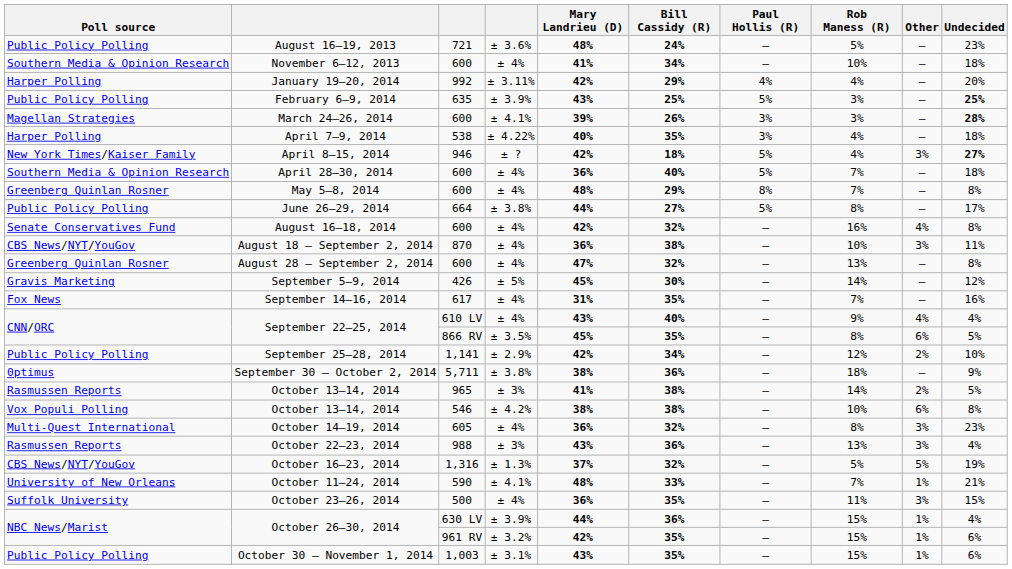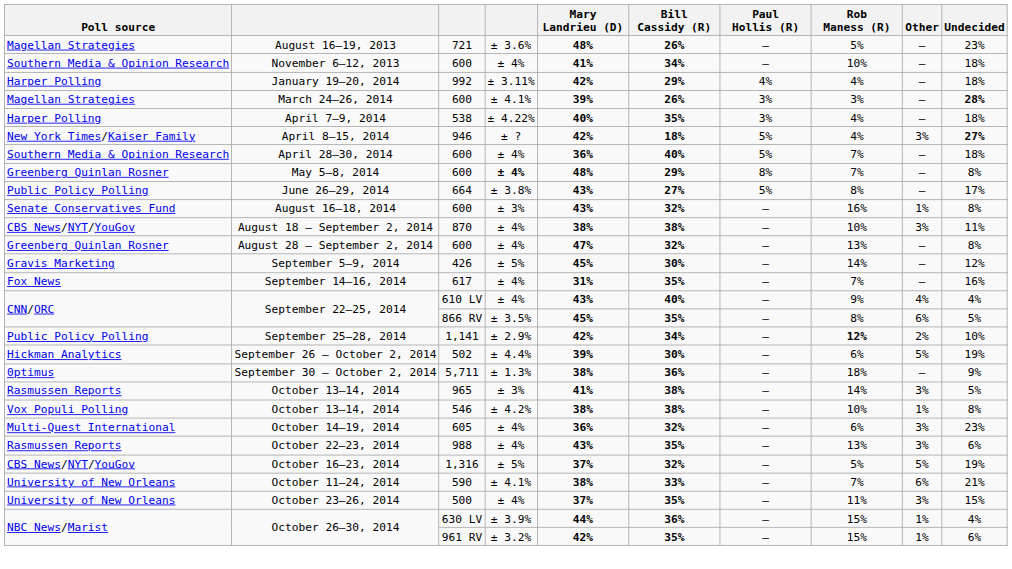(78, 45) Public Policy Polling -> (71, 45) Magellan Strategies
(674, 45) 24% -> (674, 45) 26%
(975, 81) 20% -> (975, 81) 18%
- row: (335, 99)
(511, 190) normal -> (511, 172) bold
(583, 209) 44% -> (583, 190) 43%
(511, 227) ± 4% -> (511, 209) ± 3%
(583, 227) 42% -> (583, 209) 43%
(922, 227) 4% -> (922, 209) 1%
(583, 245) 36% -> (583, 227) 38%
(857, 354) normal -> (857, 336) bold
+ row: (336, 354)
(511, 373) ± 3.8% -> (511, 373) ± 1.3%
(922, 391) 2% -> (922, 391) 3%
(922, 409) 6% -> (922, 409) 1%
(857, 427) 8% -> (857, 427) 6%
(511, 446) ± 3% -> (511, 446) ± 4%
(674, 446) 36% -> (674, 446) 35%
(975, 446) 4% -> (975, 446) 6%
(511, 464) ± 1.3% -> (511, 464) ± 5%
(583, 482) 48% -> (583, 482) 38%
(922, 482) 1% -> (922, 482) 6%
(68, 500) Suffolk University -> (91, 500) University of New Orleans
(583, 500) 36% -> (583, 500) 37%
- row: (335, 555)
